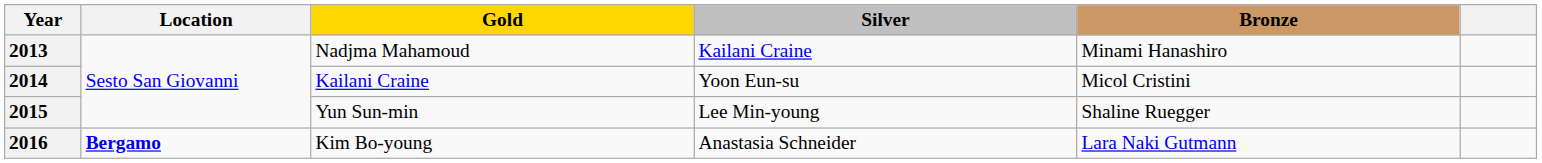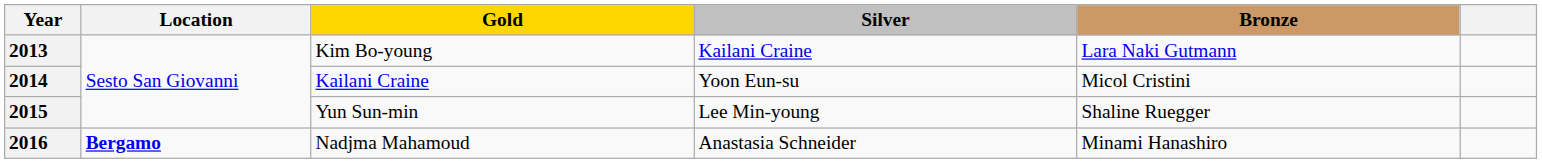(393, 50) Nadjma Mahamoud -> (374, 50) Kim Bo-young
(1154, 50) Minami Hanashiro -> (1159, 50) Lara Naki Gutmann
(374, 142) Kim Bo-young -> (393, 142) Nadjma Mahamoud
(1159, 142) Lara Naki Gutmann -> (1154, 142) Minami Hanashiro
